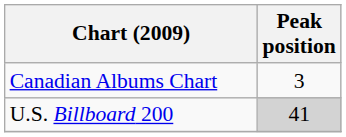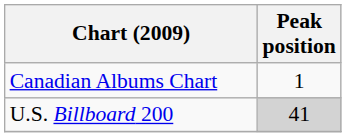(299, 80) 3 -> (299, 80) 1
